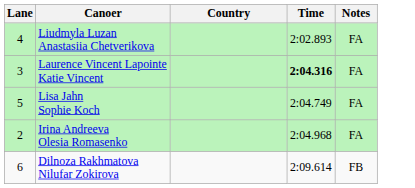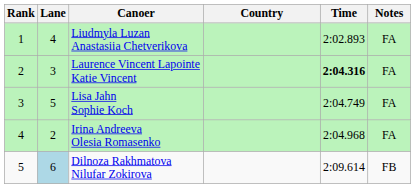+ column: (21, 13)
(20, 167) no background -> (53, 167) lightblue background
